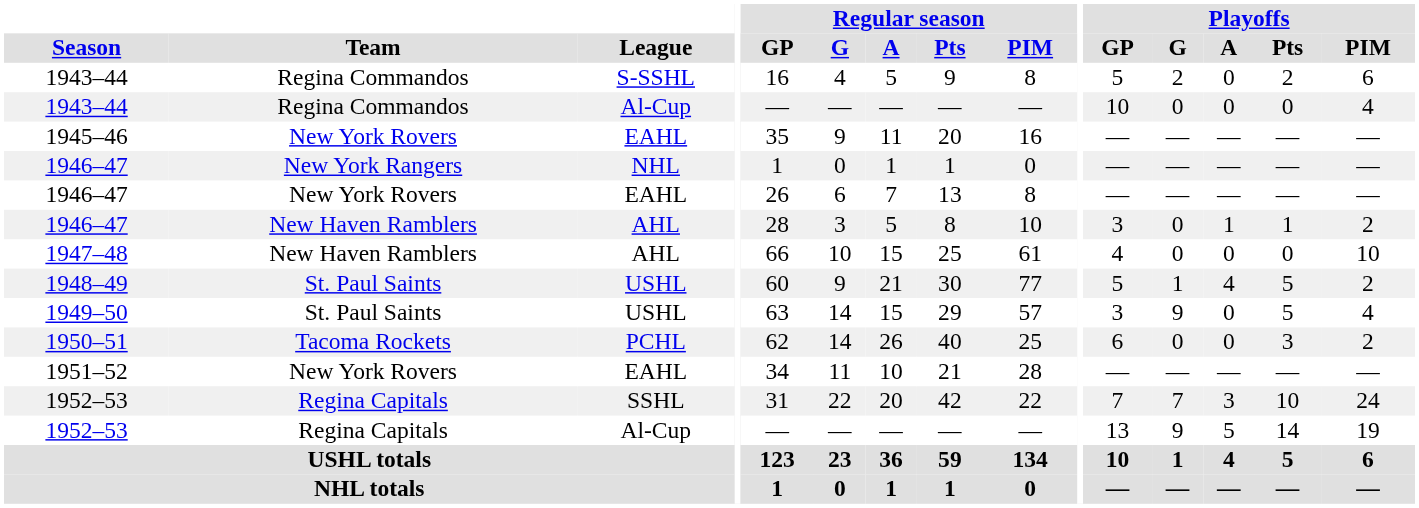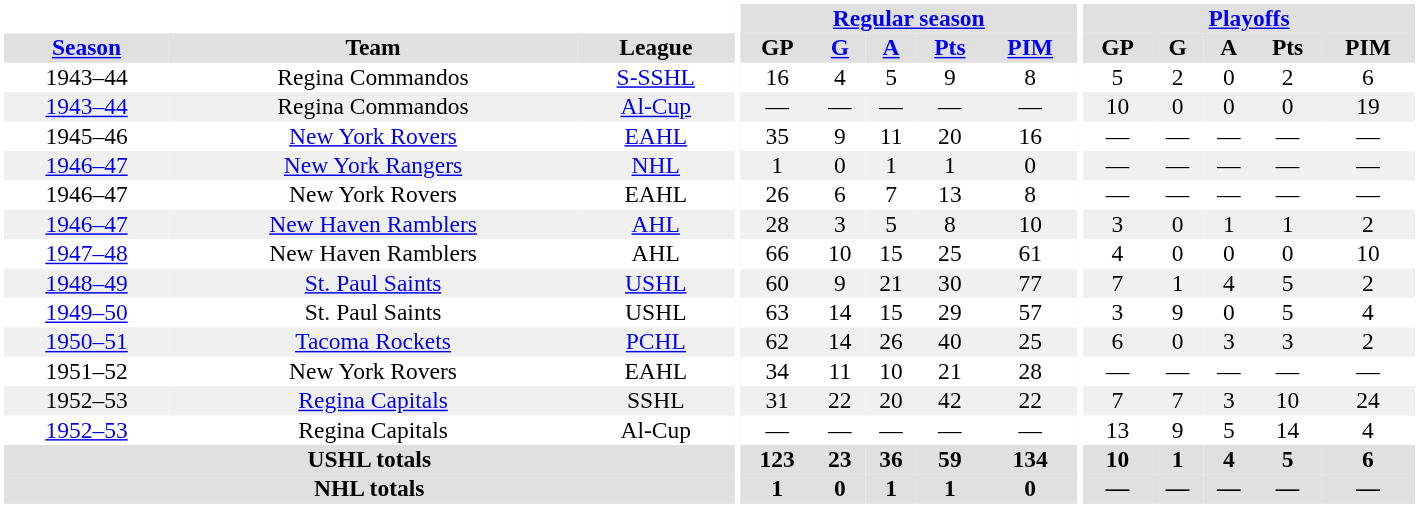(1368, 106) 4 -> (1368, 106) 19
(1117, 283) 5 -> (1117, 283) 7
(1229, 341) 0 -> (1229, 341) 3
(1368, 430) 19 -> (1368, 430) 4
